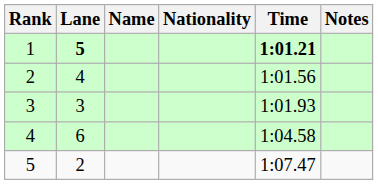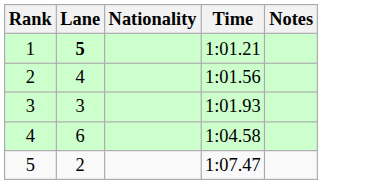- column: (132, 19)
(288, 48) bold -> (233, 48) normal
